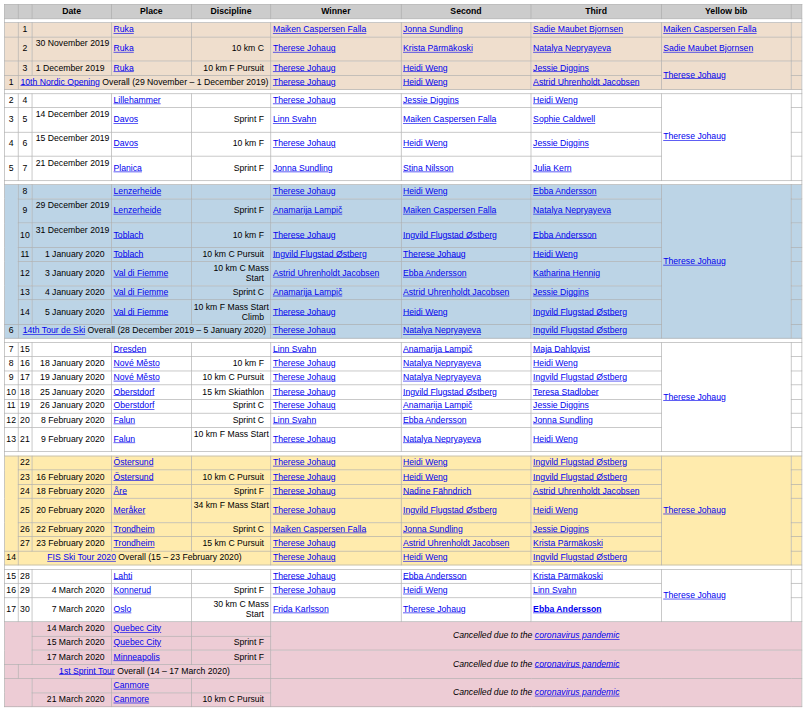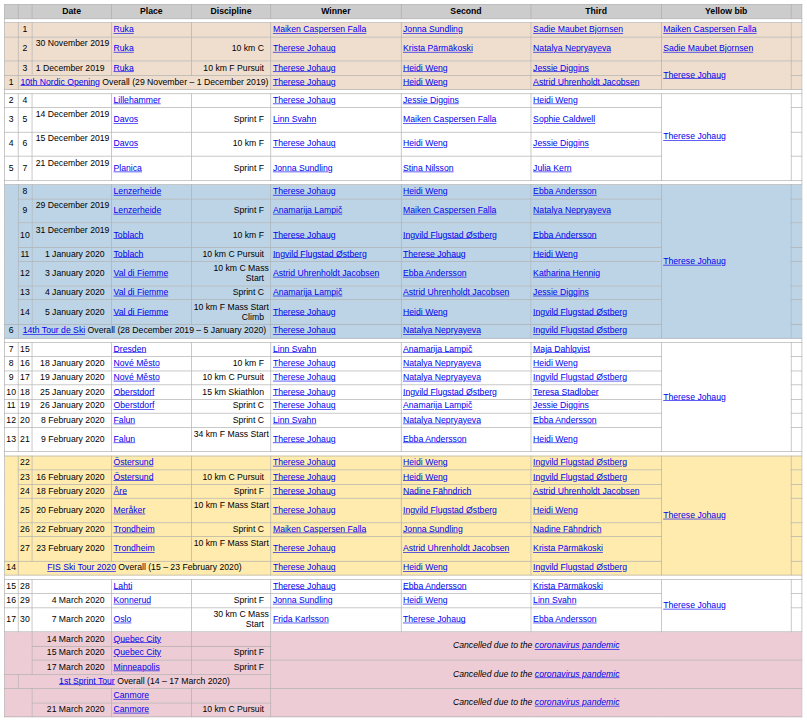(435, 420) Ebba Andersson -> (442, 420) Natalya Nepryayeva
(563, 420) Jonna Sundling -> (565, 420) Ebba Andersson
(231, 439) 10 km F Mass Start -> (231, 439) 34 km F Mass Start
(442, 439) Natalya Nepryayeva -> (435, 439) Ebba Andersson
(231, 510) 34 km F Mass Start -> (231, 510) 10 km F Mass Start
(561, 529) Jessie Diggins -> (567, 529) Nadine Fähndrich
(236, 543) 15 km C Pursuit -> (231, 548) 10 km F Mass Start
(304, 590) Therese Johaug -> (303, 600) Jonna Sundling
(567, 609) bold -> (565, 619) normal
